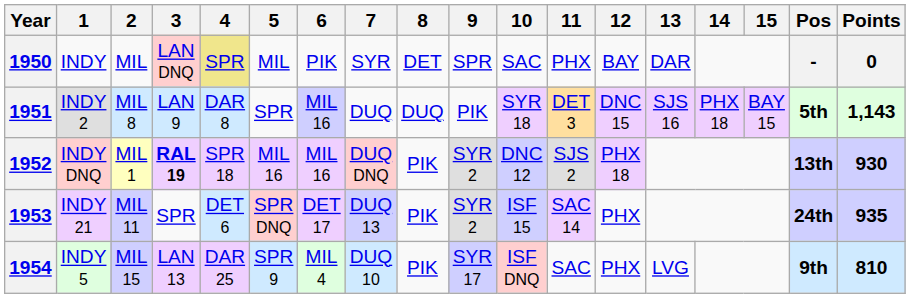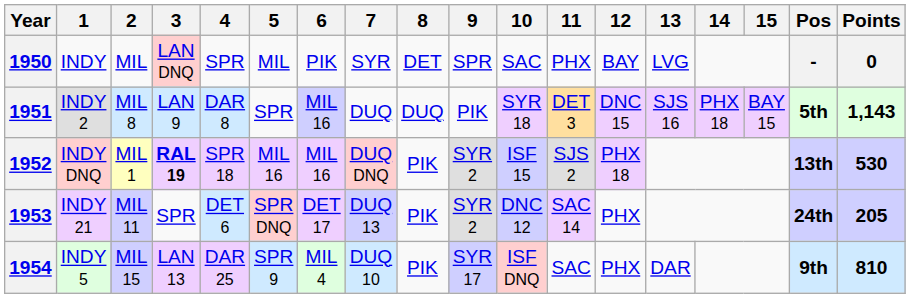(225, 61) khaki background -> (225, 61) no background
(671, 61) DAR -> (671, 61) LVG
(522, 164) DNC 12 -> (522, 164) ISF 15
(871, 164) 930 -> (871, 164) 530
(522, 216) ISF 15 -> (522, 216) DNC 12
(871, 216) 935 -> (871, 216) 205
(671, 267) LVG -> (671, 267) DAR
